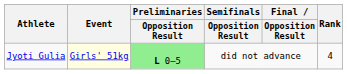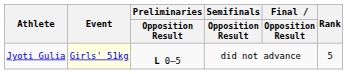(168, 61) lightgreen background -> (168, 61) no background
(330, 56) 4 -> (330, 56) 5
